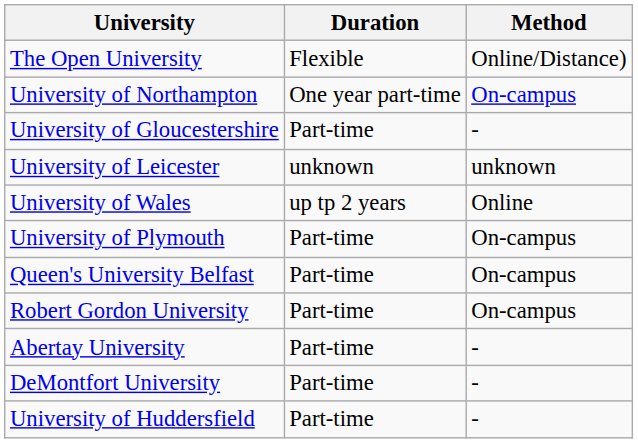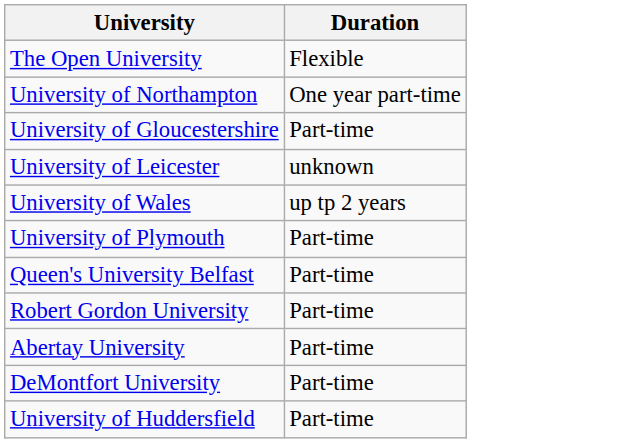- column: (549, 22)
